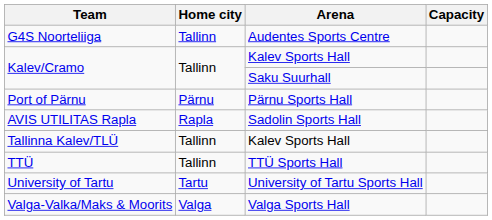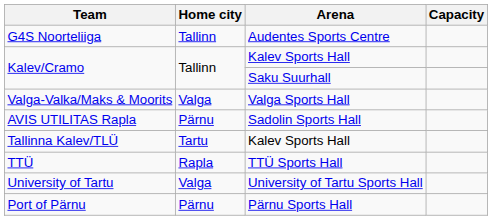rows swapped: (47, 99) <-> (90, 204)
(196, 120) Rapla -> (196, 120) Pärnu
(197, 141) Tallinn -> (193, 141) Tartu
(197, 162) Tallinn -> (196, 162) Rapla
(193, 183) Tartu -> (195, 183) Valga
